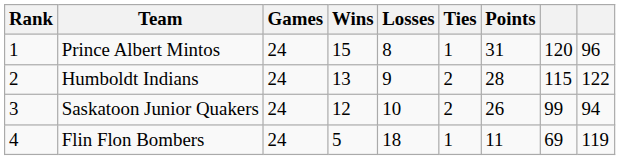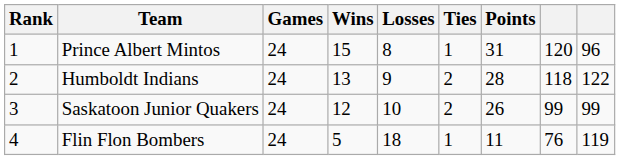(558, 79) 115 -> (558, 79) 118
(591, 109) 94 -> (591, 109) 99
(554, 139) 69 -> (554, 139) 76
